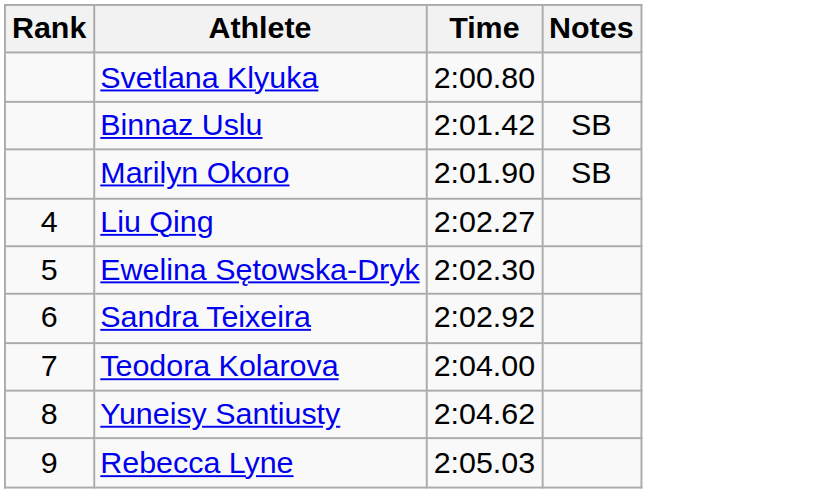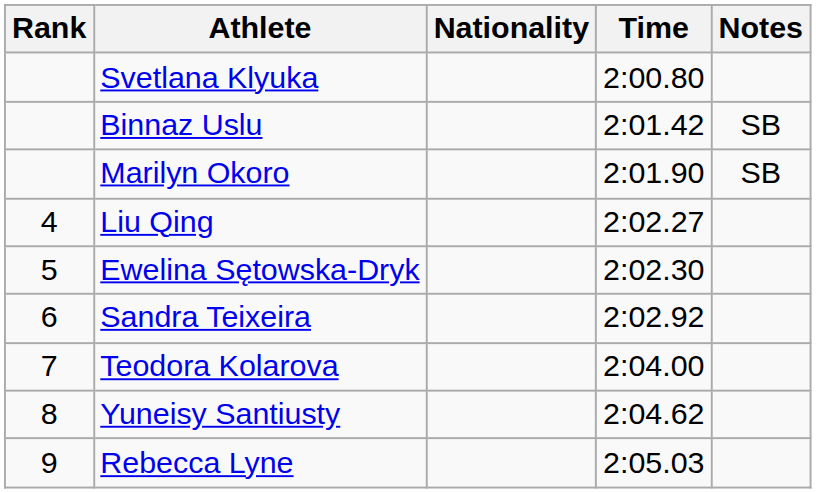+ column: (511, 28)
